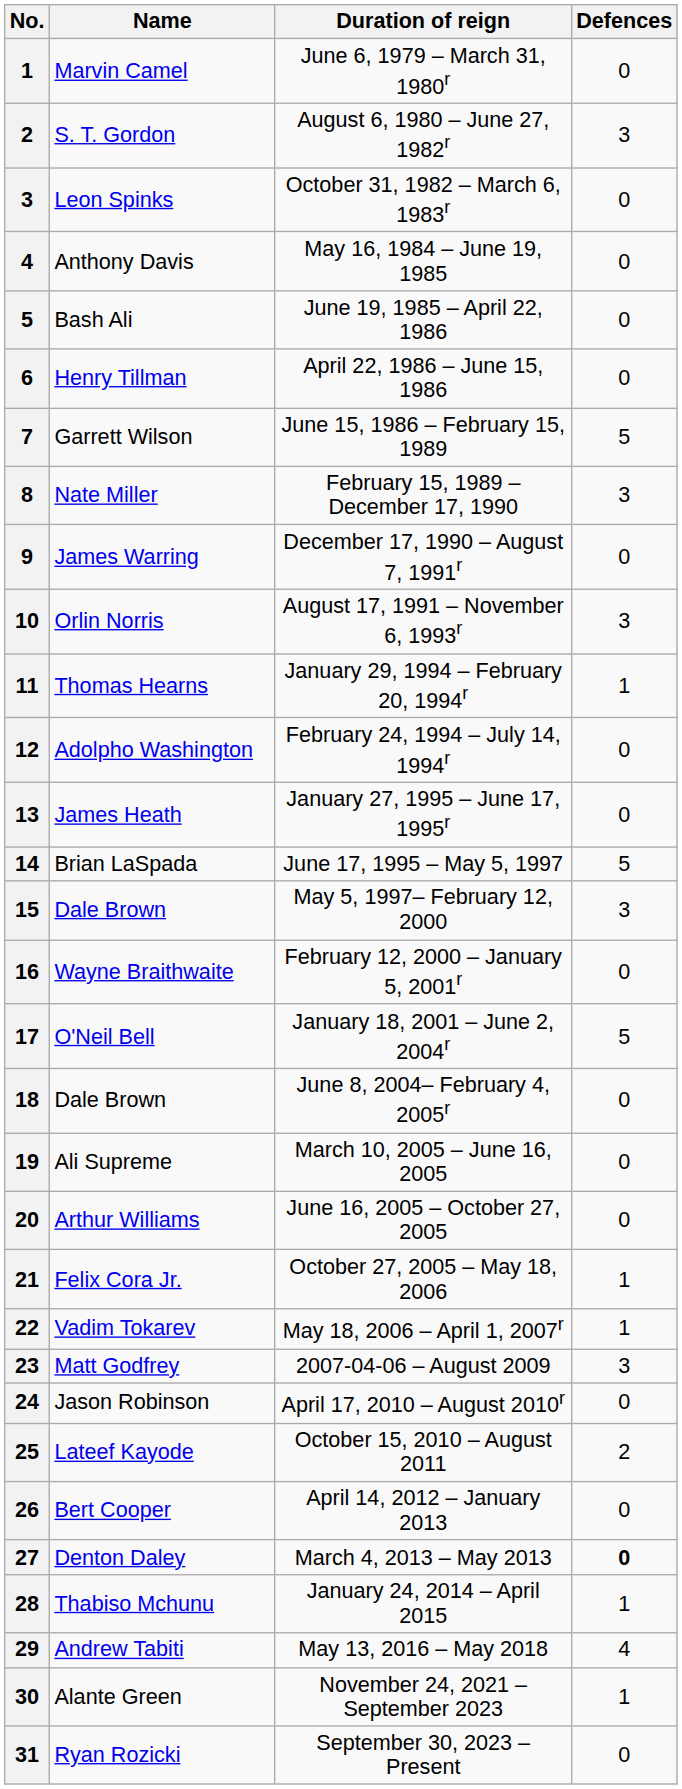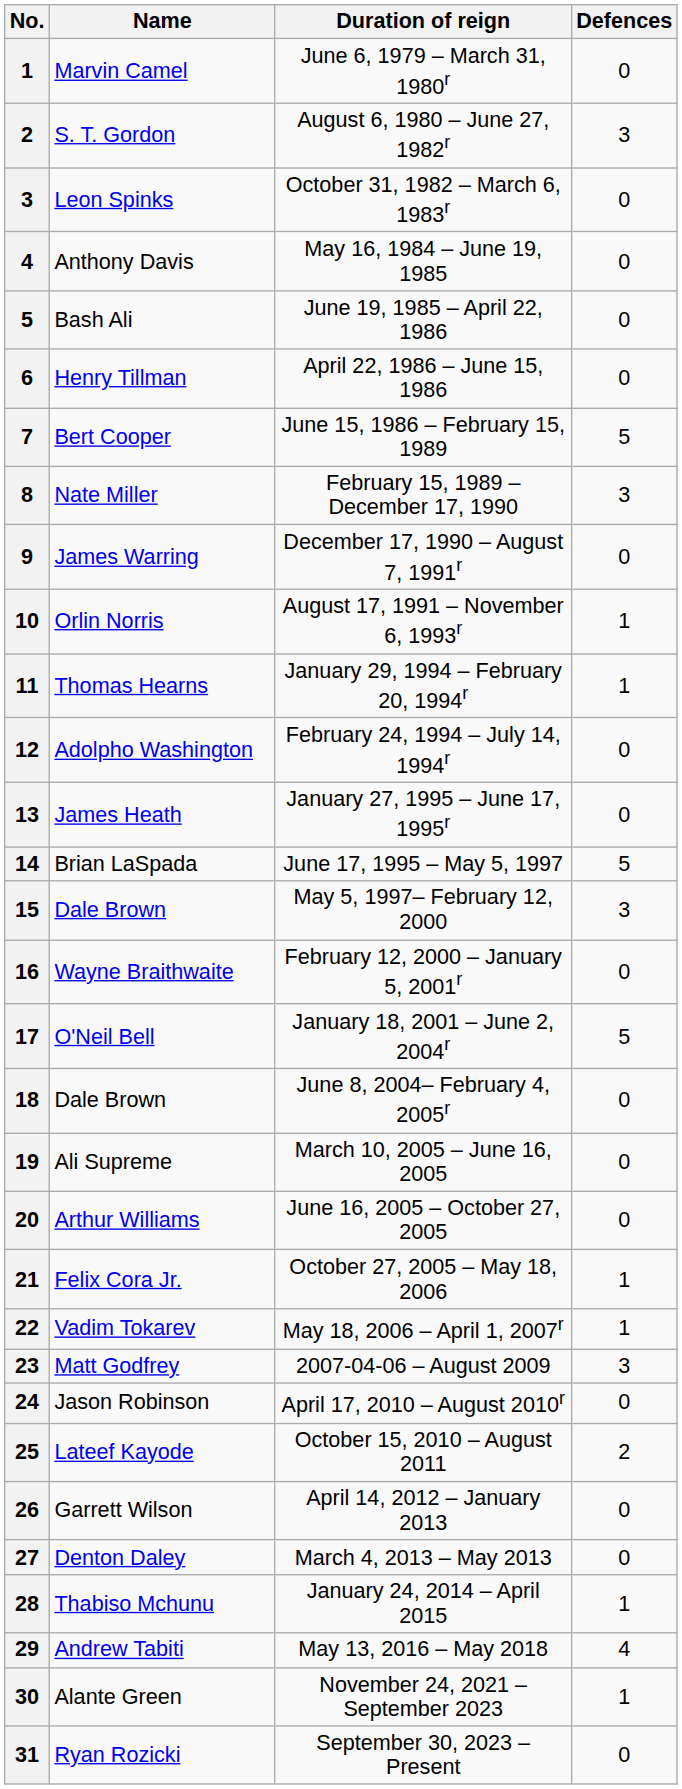(123, 436) Garrett Wilson -> (113, 436) Bert Cooper
(624, 621) 3 -> (624, 621) 1
(113, 1510) Bert Cooper -> (123, 1510) Garrett Wilson
(624, 1557) bold -> (624, 1557) normal
